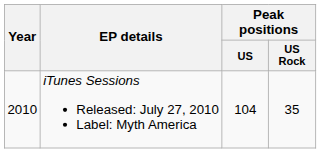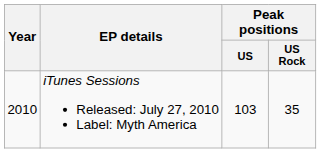(245, 109) 104 -> (245, 109) 103
